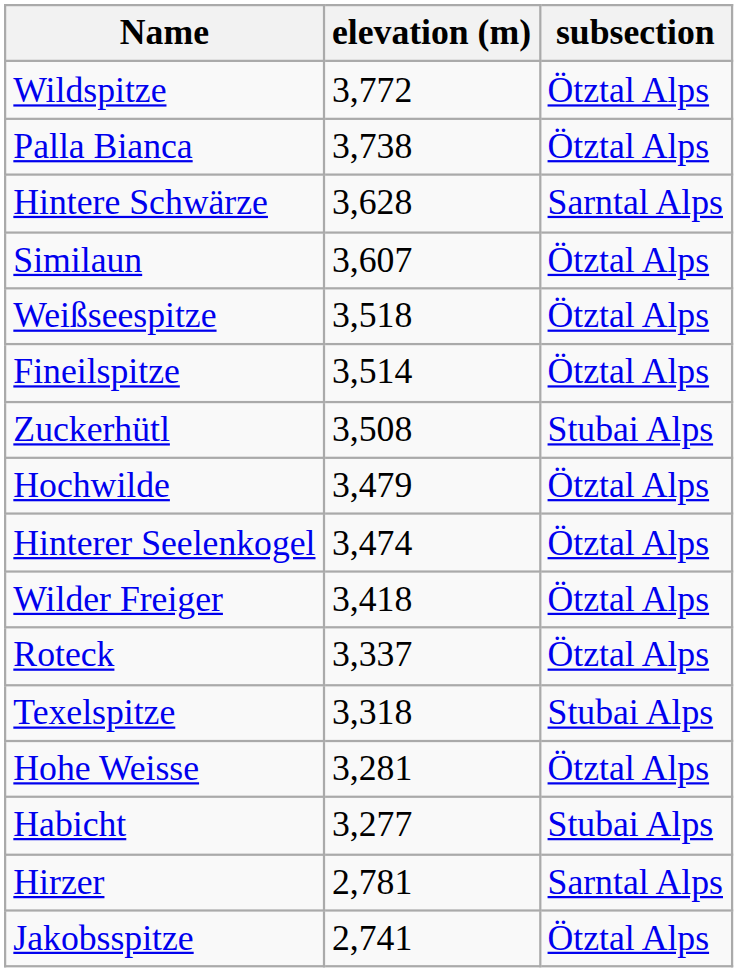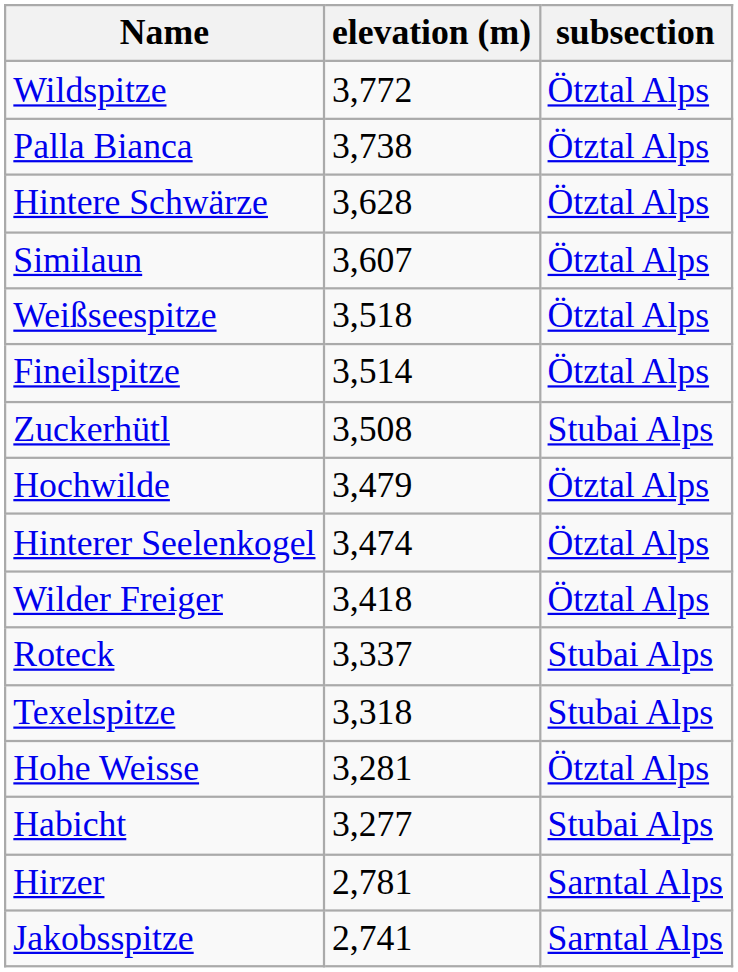(635, 202) Sarntal Alps -> (628, 202) Ötztal Alps
(628, 655) Ötztal Alps -> (630, 655) Stubai Alps
(628, 938) Ötztal Alps -> (635, 938) Sarntal Alps
